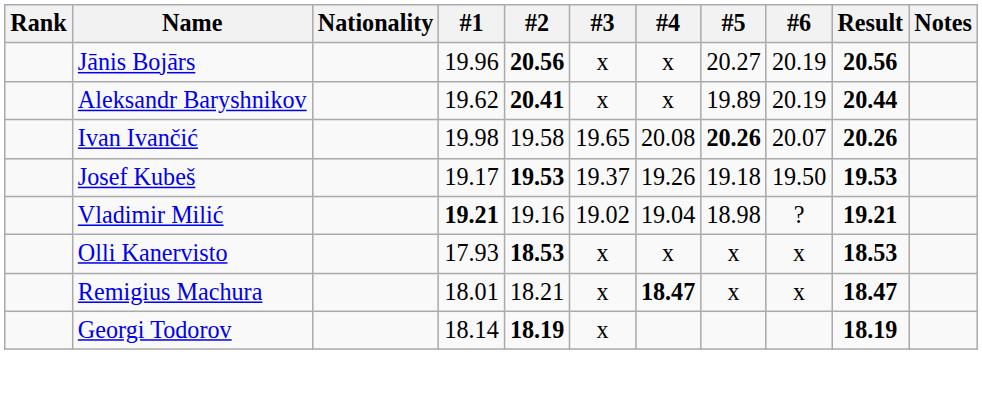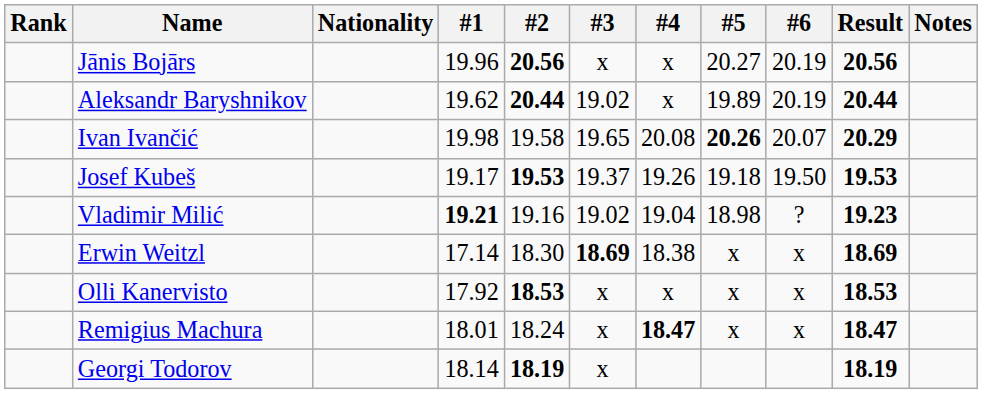(537, 100) 20.41 -> (537, 100) 20.44
(603, 100) x -> (603, 100) 19.02
(870, 138) 20.26 -> (870, 138) 20.29
(870, 215) 19.21 -> (870, 215) 19.23
+ row: (141, 253)
(472, 253) 17.93 -> (472, 291) 17.92
(537, 291) 18.21 -> (537, 330) 18.24
